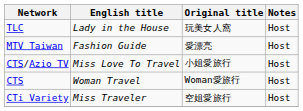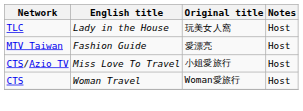- row: (38, 98)
